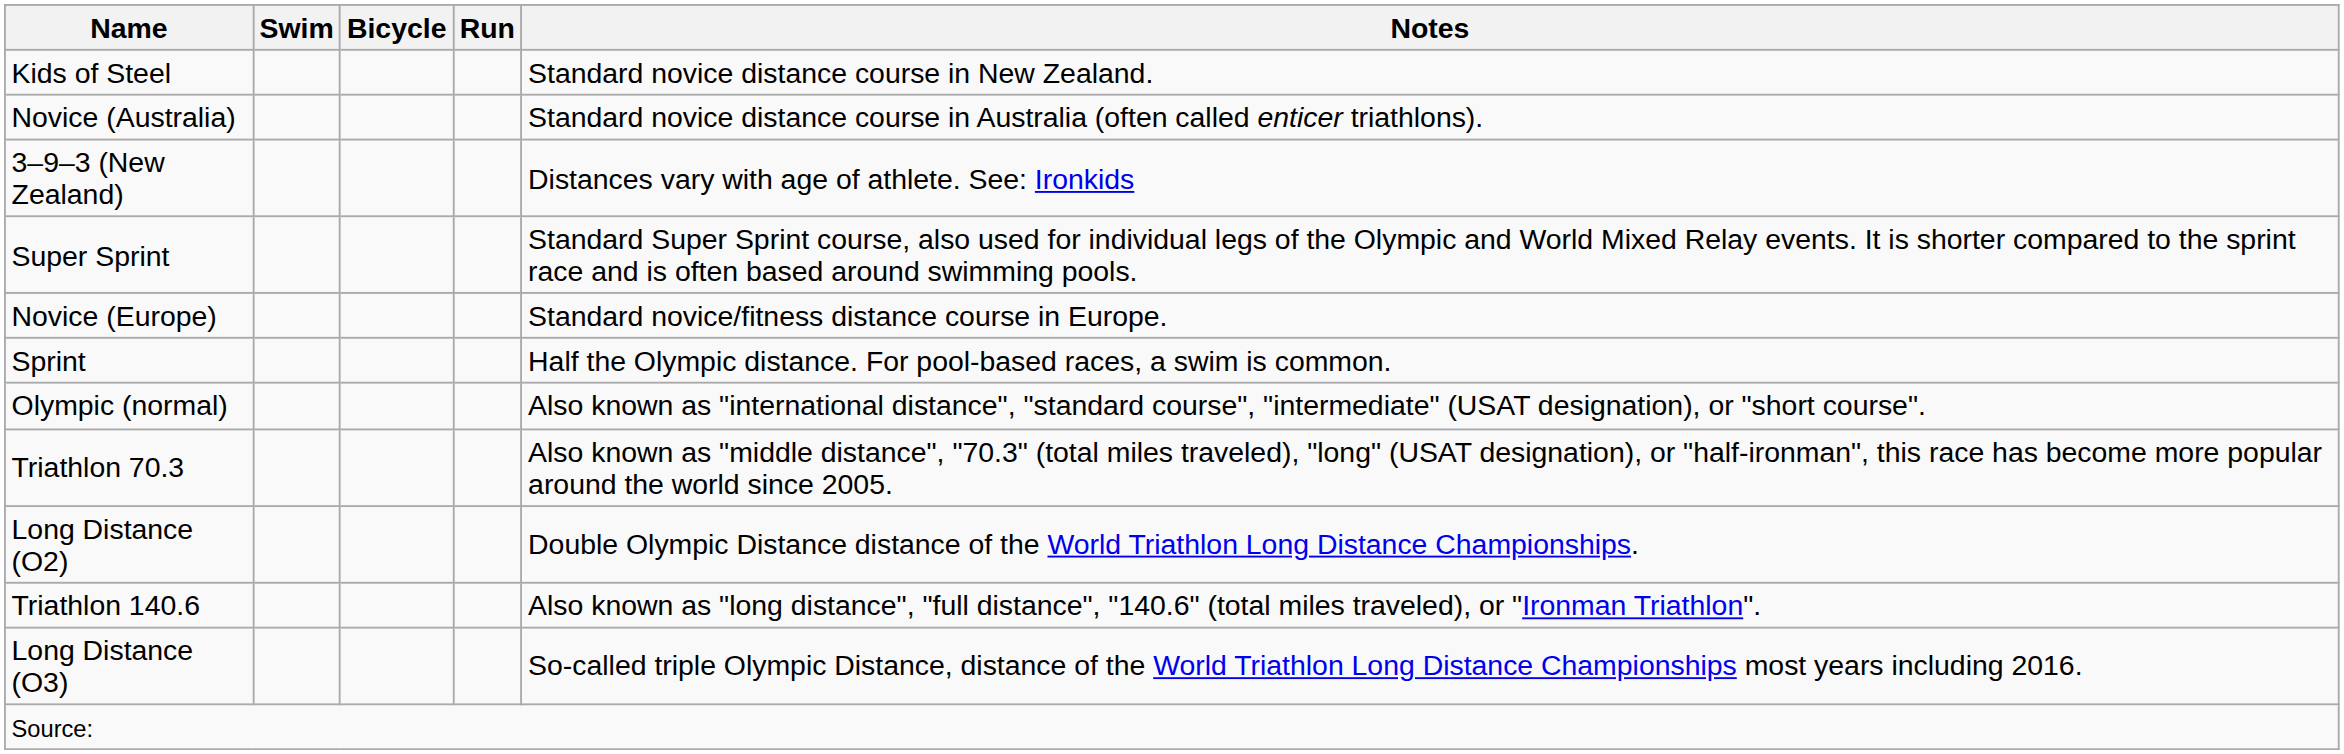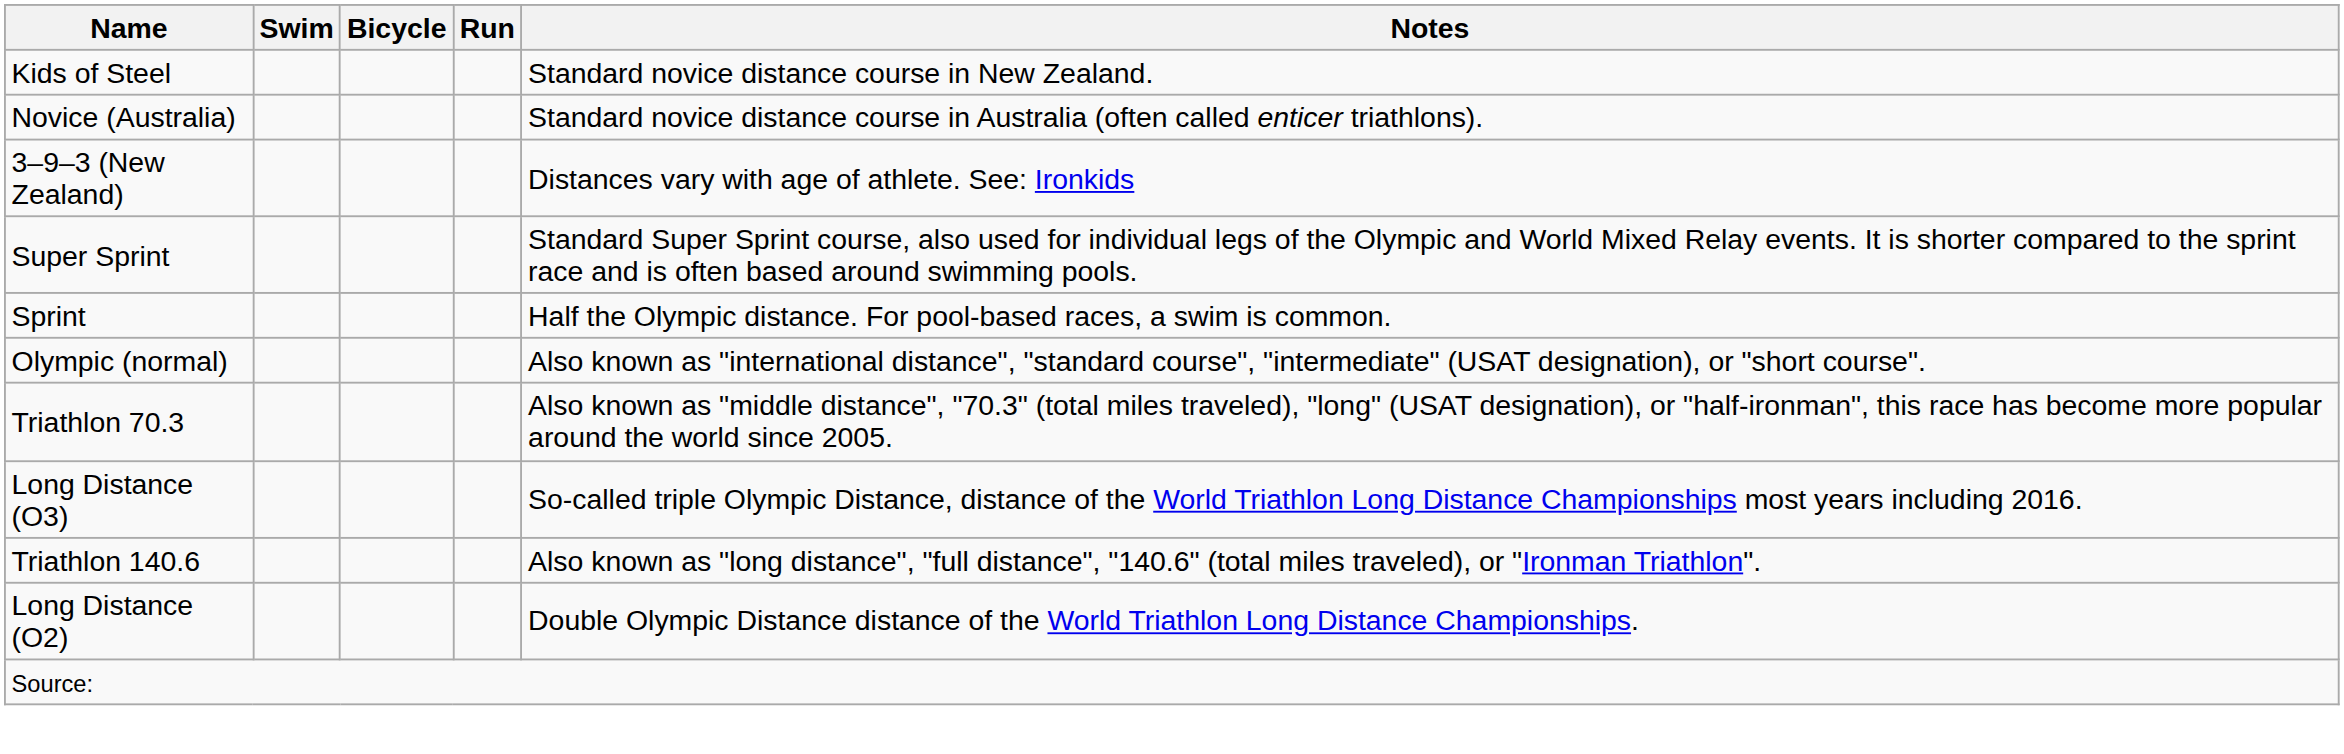- row: (114, 316)
rows swapped: (102, 544) <-> (102, 666)
